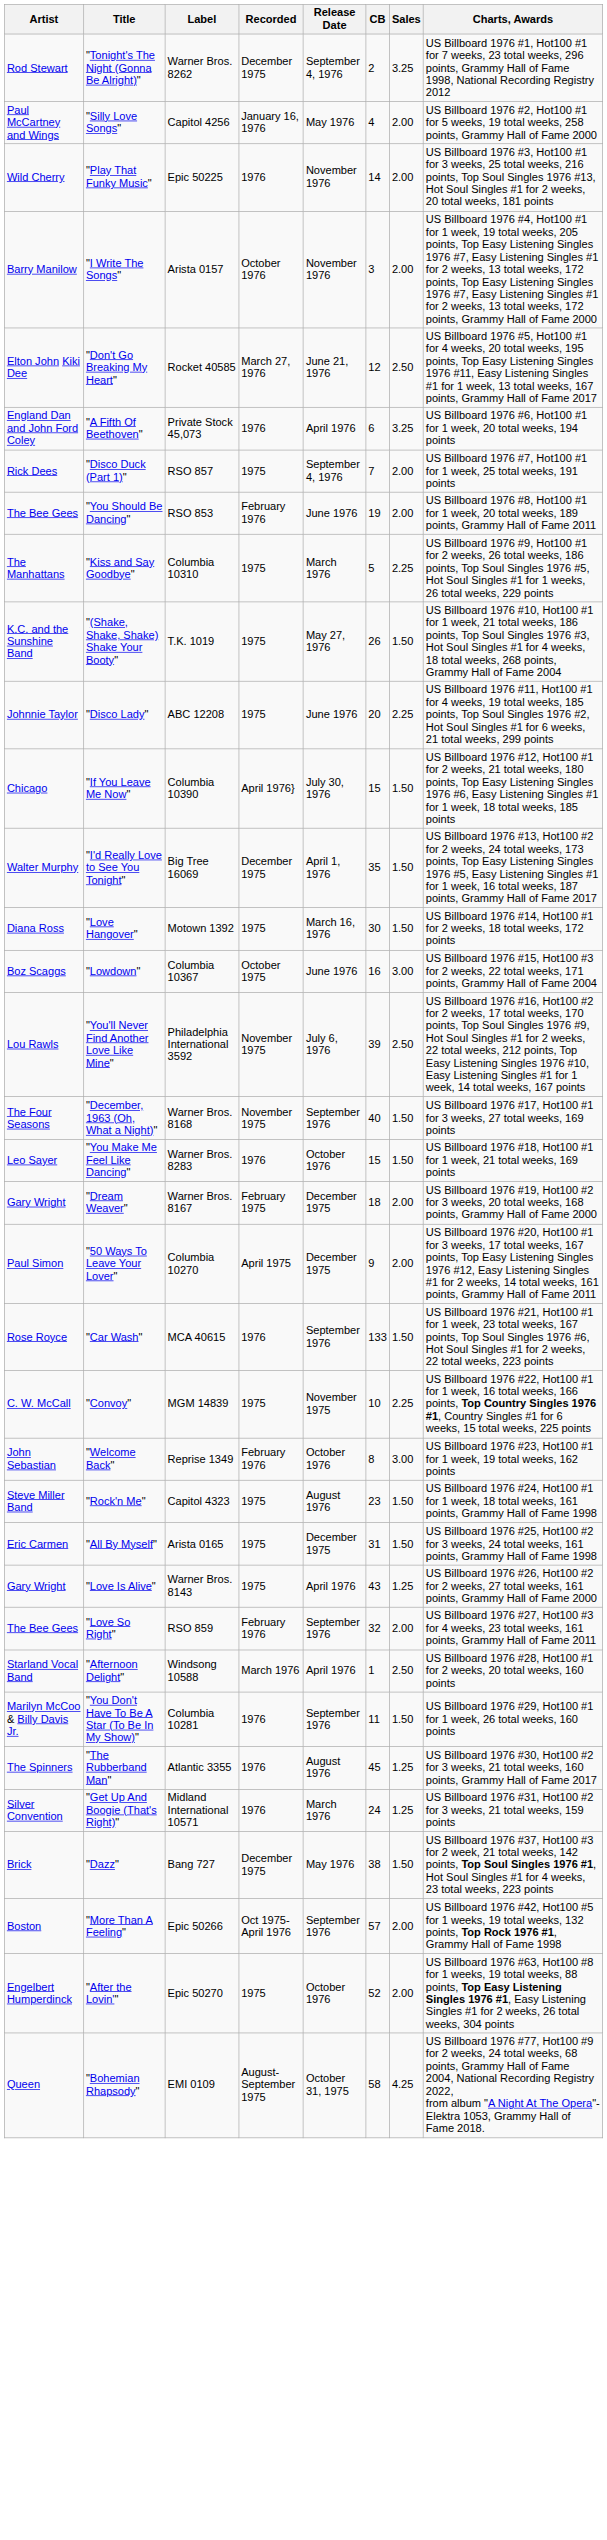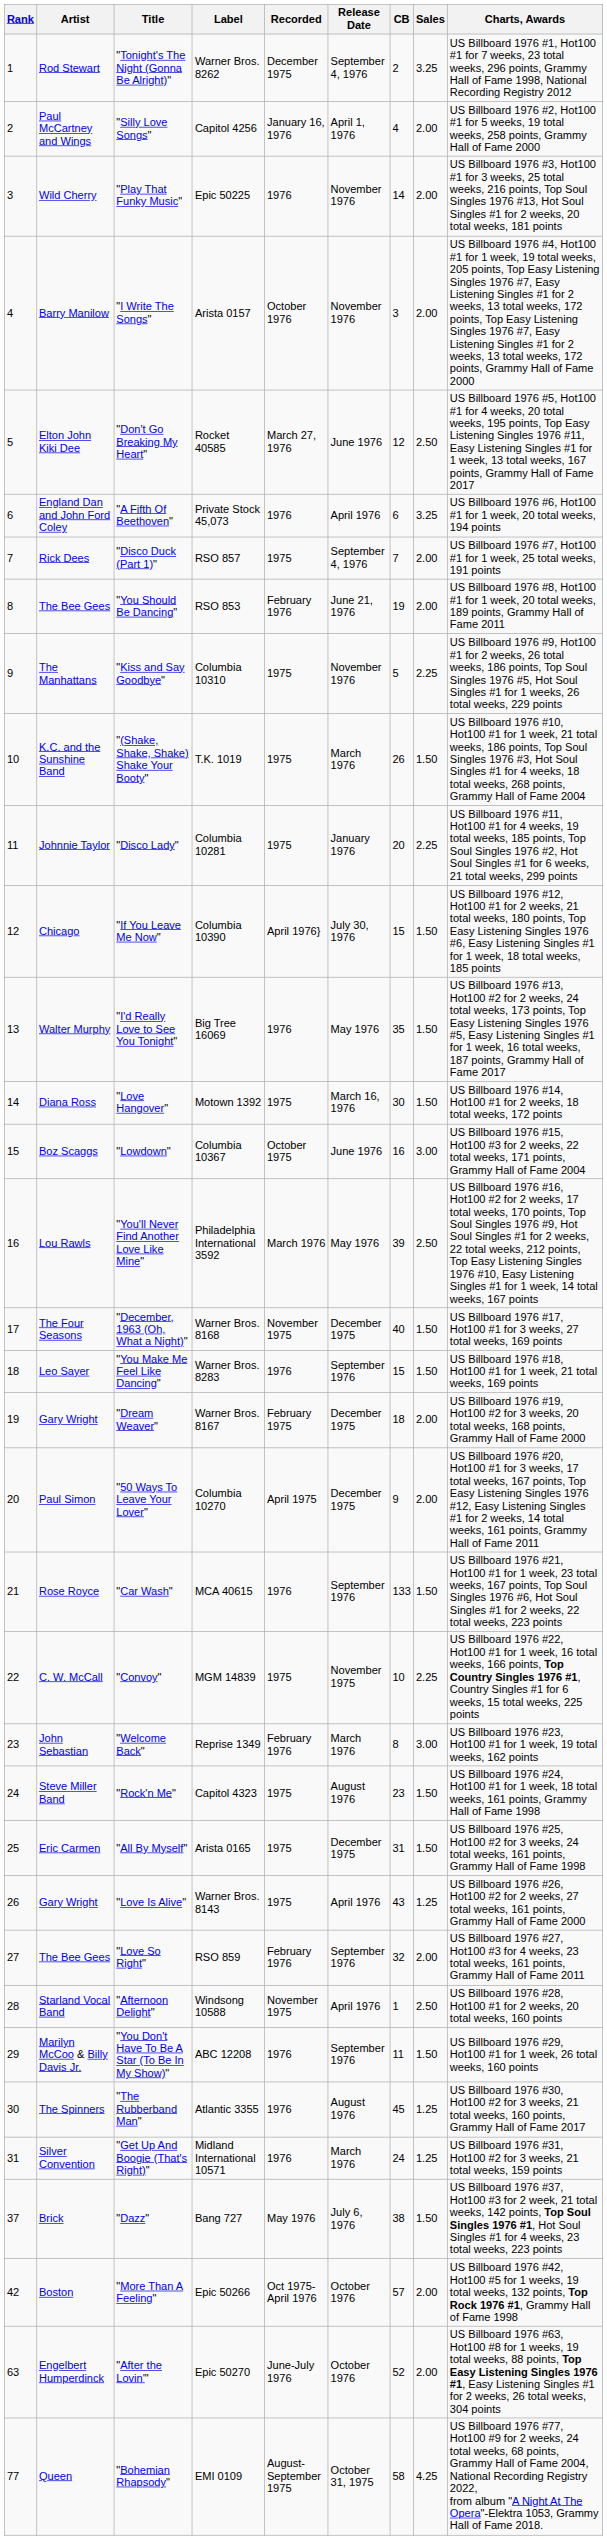+ column: (20, 19)
(330, 122) May 1976 -> (348, 129) April 1, 1976
(327, 367) June 21, 1976 -> (356, 442) June 1976
(332, 513) June 1976 -> (352, 606) June 21, 1976
(321, 568) March 1976 -> (356, 673) November 1976
(326, 641) May 27, 1976 -> (346, 759) March 1976
(196, 715) ABC 12208 -> (218, 845) Columbia 10281
(332, 715) June 1976 -> (350, 845) January 1976
(267, 868) December 1975 -> (279, 1029) 1976
(323, 868) April 1, 1976 -> (355, 1029) May 1976
(267, 1044) November 1975 -> (296, 1243) March 1976
(322, 1044) July 6, 1976 -> (355, 1243) May 1976
(333, 1118) September 1976 -> (356, 1329) December 1975
(326, 1160) October 1976 -> (358, 1371) September 1976
(326, 1459) October 1976 -> (346, 1744) March 1976
(270, 1670) March 1976 -> (292, 2006) November 1975
(191, 1719) Columbia 10281 -> (223, 2054) ABC 12208
(267, 1865) December 1975 -> (291, 2219) May 1976
(330, 1865) May 1976 -> (347, 2219) July 6, 1976
(333, 1926) September 1976 -> (350, 2292) October 1976
(253, 1993) 1975 -> (291, 2372) June-July 1976
